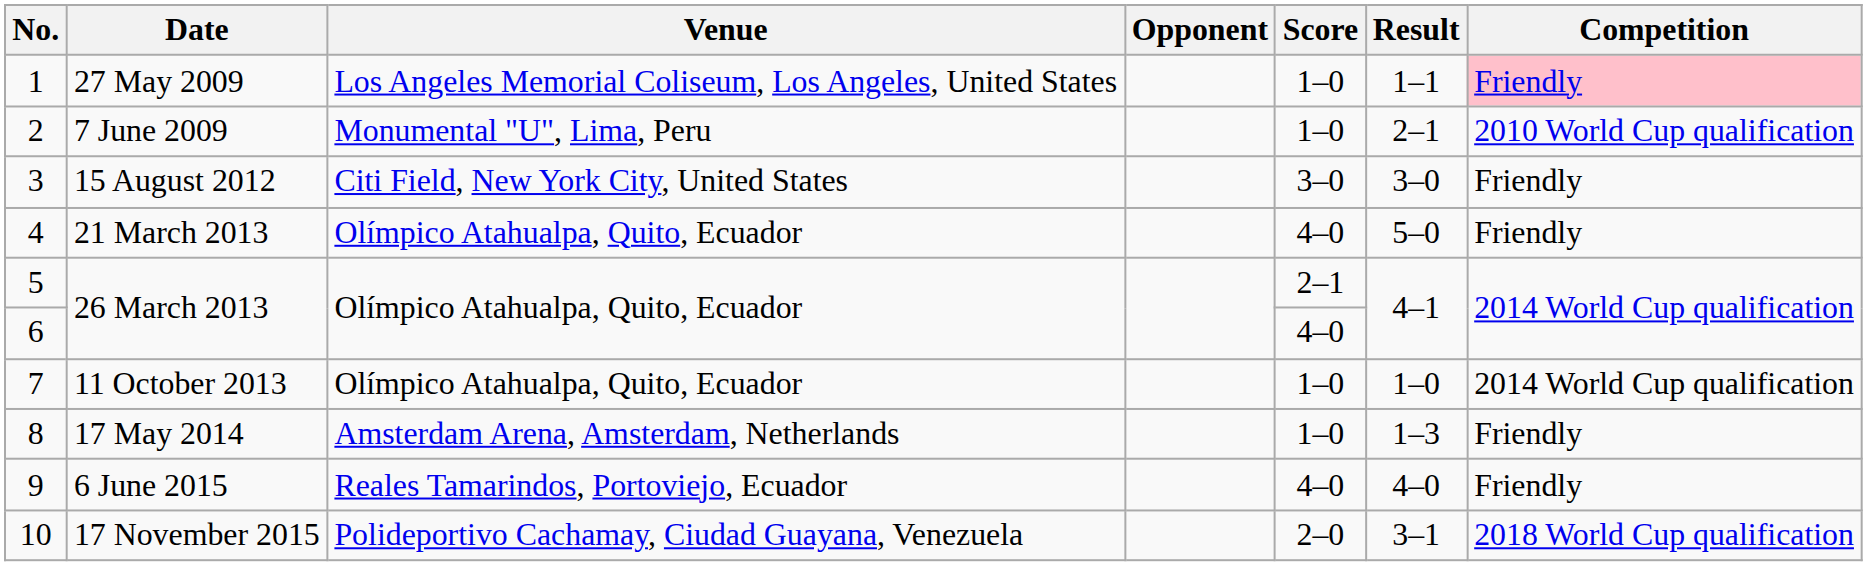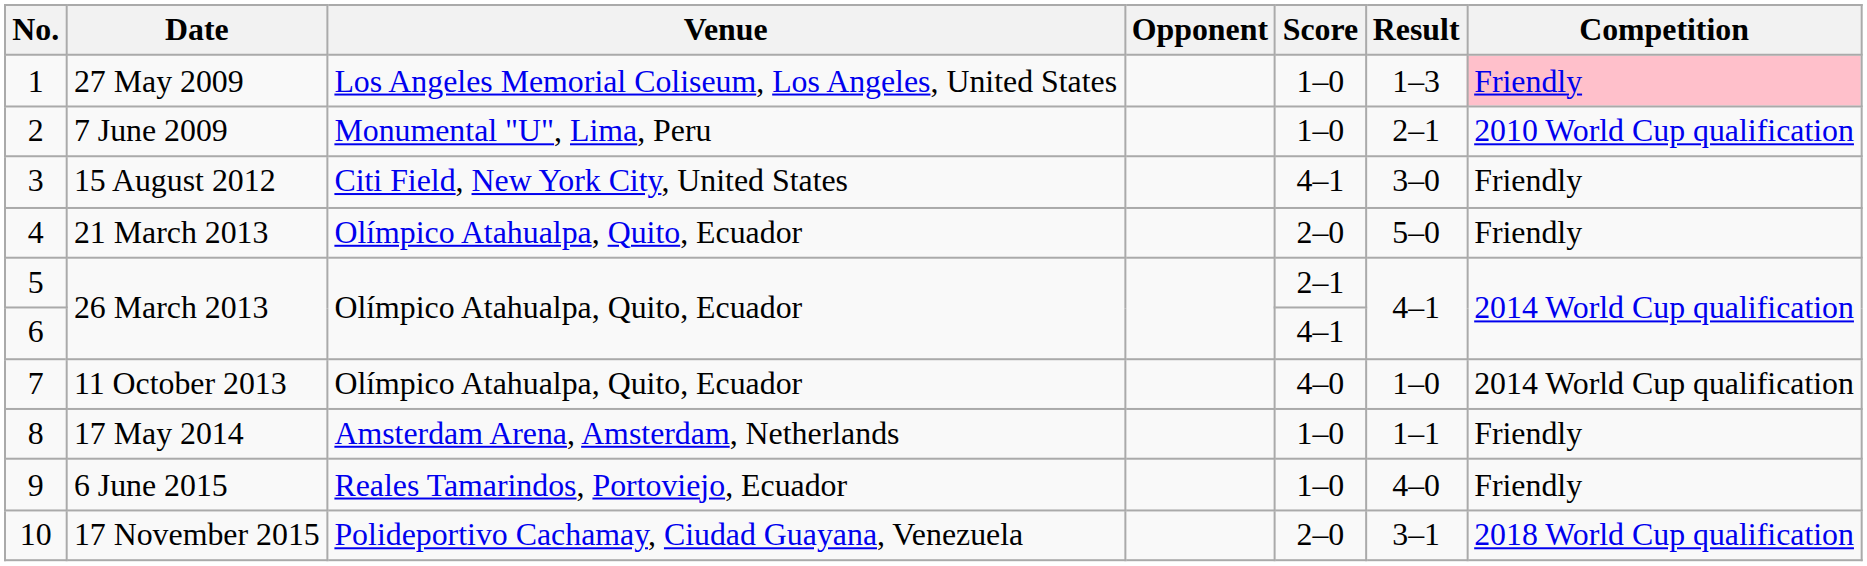(1416, 80) 1–1 -> (1416, 80) 1–3
(1320, 181) 3–0 -> (1320, 181) 4–1
(1320, 231) 4–0 -> (1320, 231) 2–0
(1320, 332) 4–0 -> (1320, 332) 4–1
(1320, 383) 1–0 -> (1320, 383) 4–0
(1416, 433) 1–3 -> (1416, 433) 1–1
(1320, 484) 4–0 -> (1320, 484) 1–0
